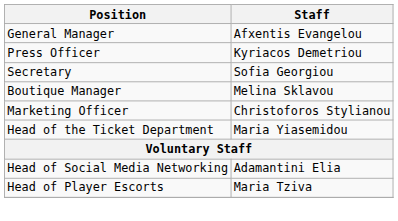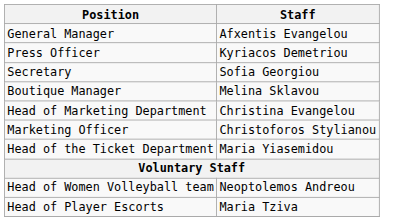+ row: (107, 110)
+ row: (111, 188)
- row: (118, 168)
